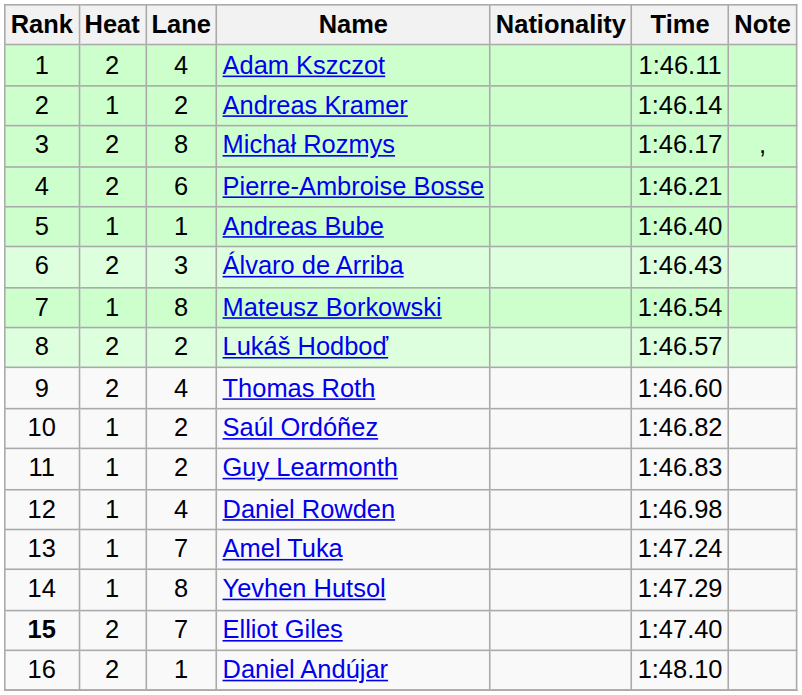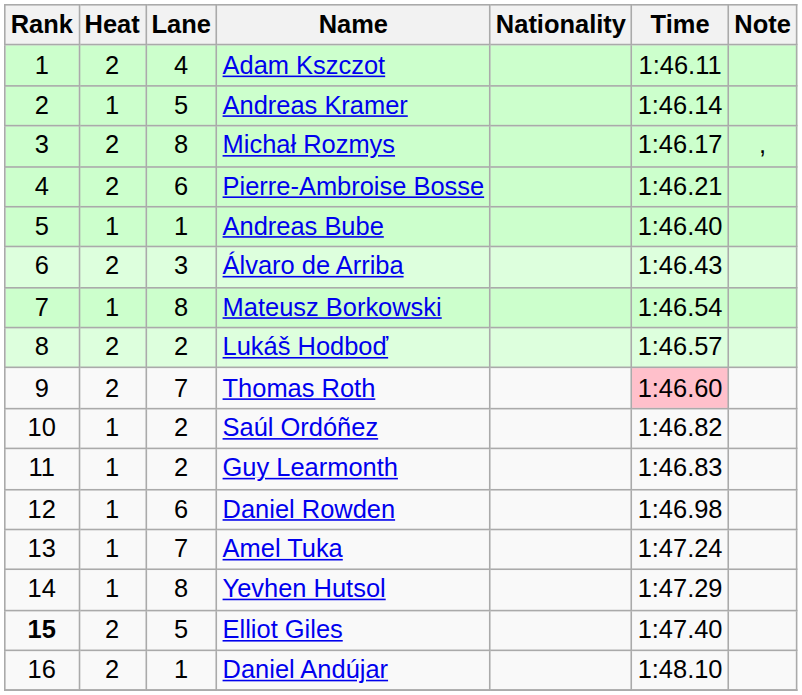(181, 105) 2 -> (181, 105) 5
(181, 387) 4 -> (181, 387) 7
(680, 387) no background -> (680, 387) pink background
(181, 508) 4 -> (181, 508) 6
(181, 629) 7 -> (181, 629) 5
